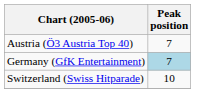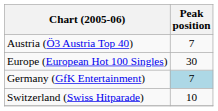+ row: (87, 61)
